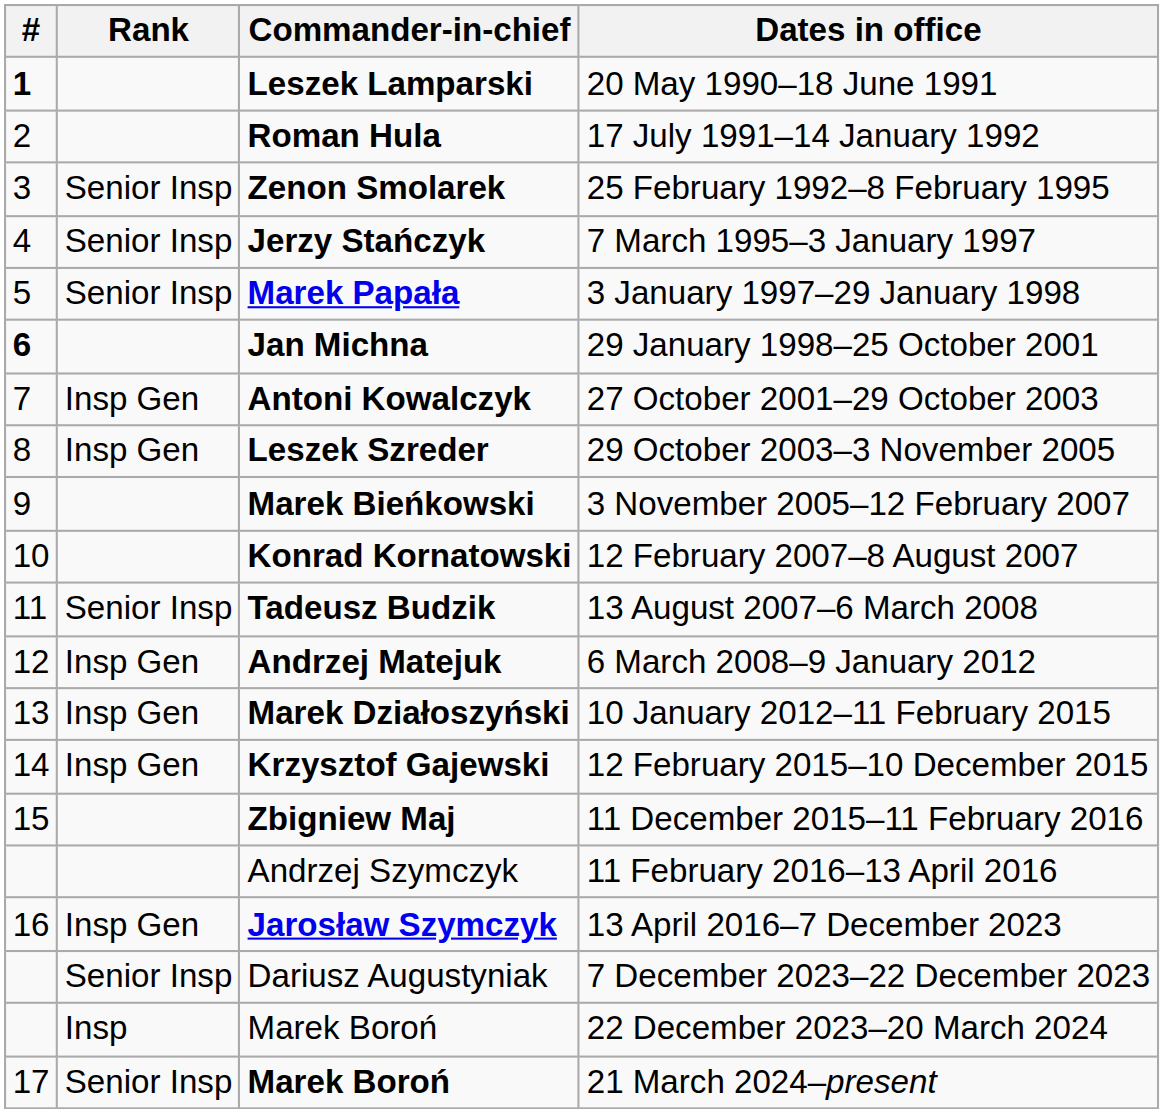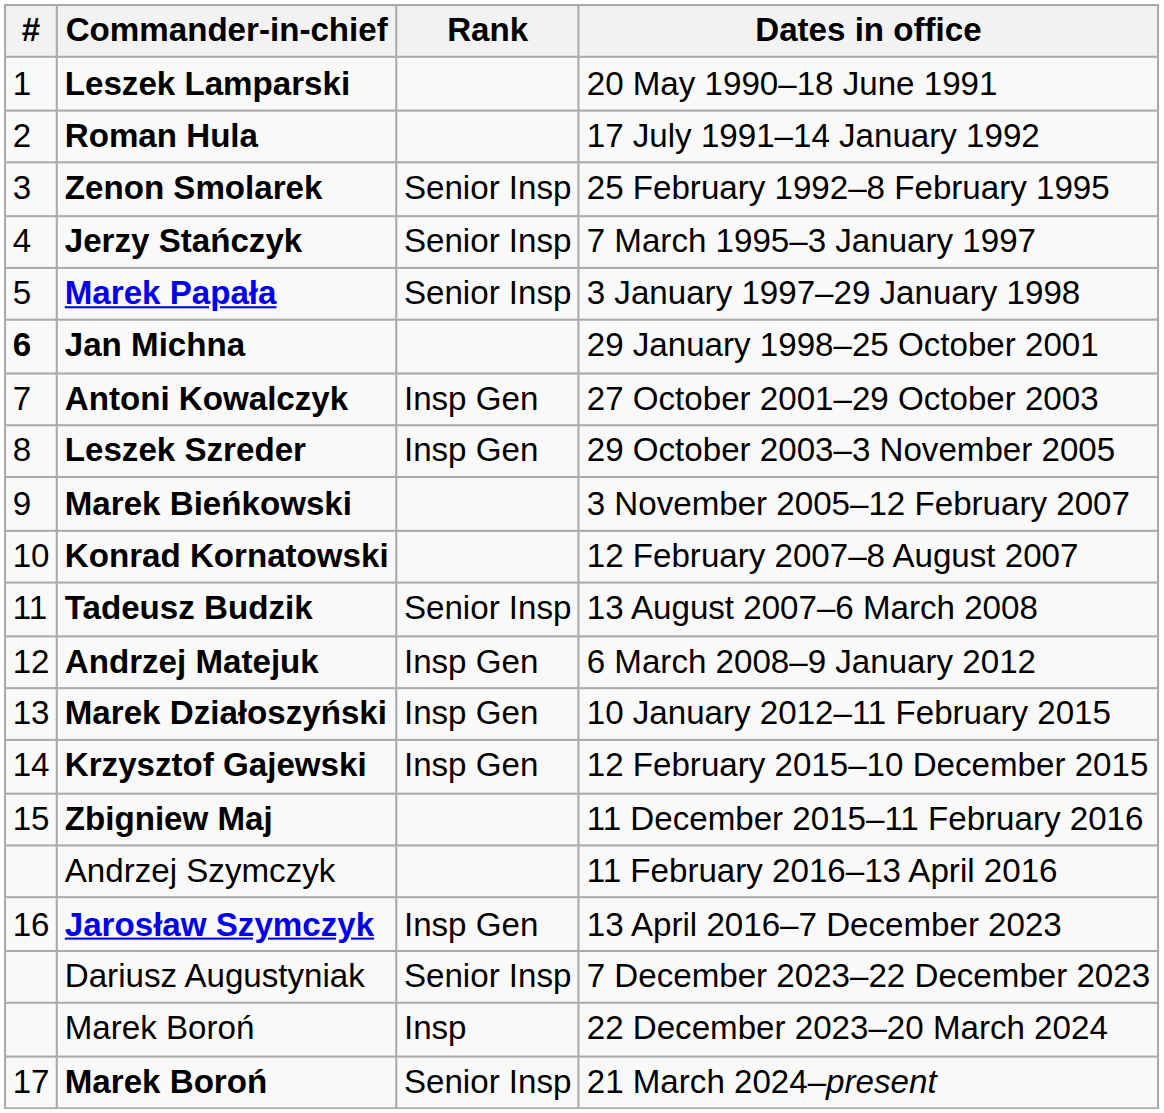columns swapped: (149, 30) <-> (410, 30)
(22, 83) bold -> (22, 83) normal
